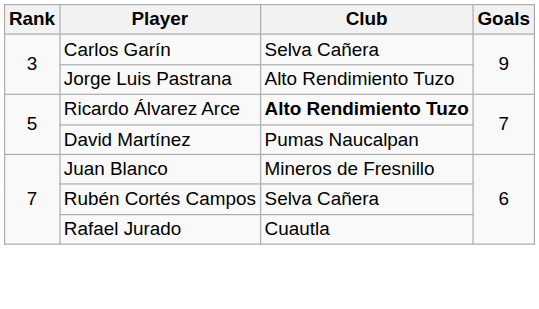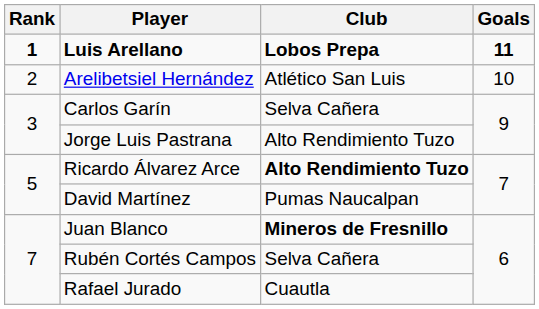+ row: (123, 49)
+ row: (159, 79)
(350, 169) normal -> (356, 229) bold
